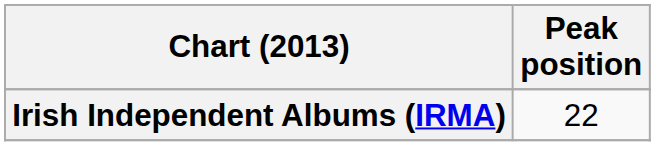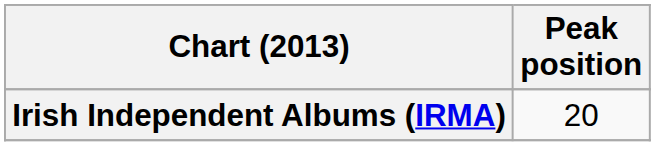(581, 114) 22 -> (581, 114) 20
